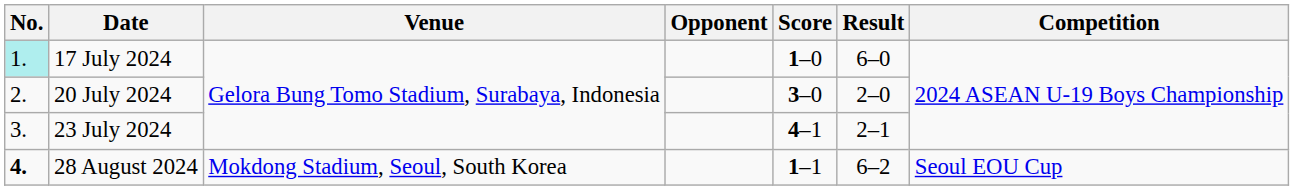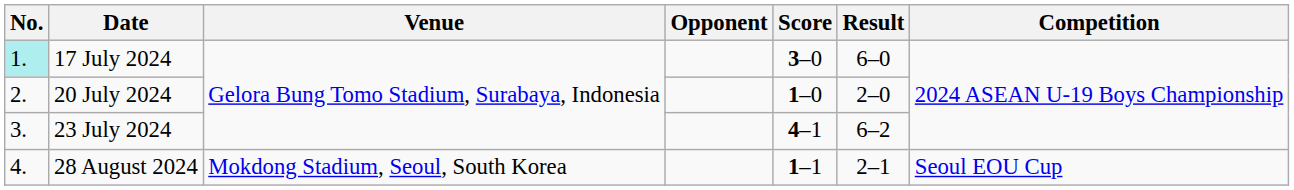(805, 58) 1–0 -> (805, 58) 3–0
(805, 94) 3–0 -> (805, 94) 1–0
(873, 130) 2–1 -> (873, 130) 6–2
(18, 166) bold -> (18, 166) normal
(873, 166) 6–2 -> (873, 166) 2–1
